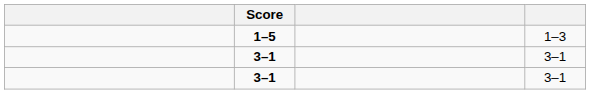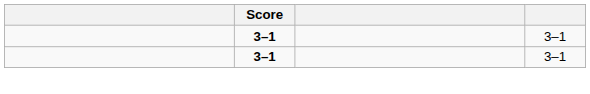- row: (265, 36)
